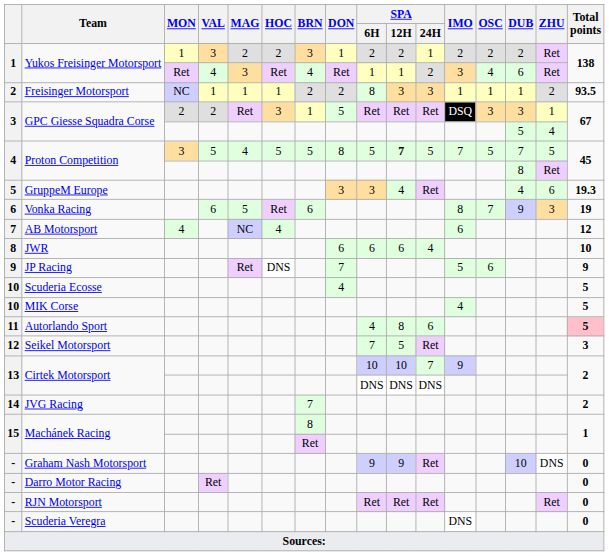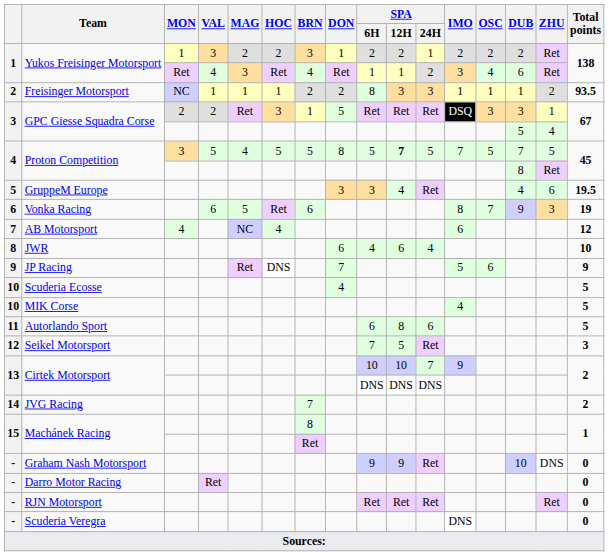(586, 189) 19.3 -> (586, 189) 19.5
(372, 248) 6 -> (372, 248) 4
(372, 326) 4 -> (372, 326) 6
(586, 326) pink background -> (586, 326) no background
